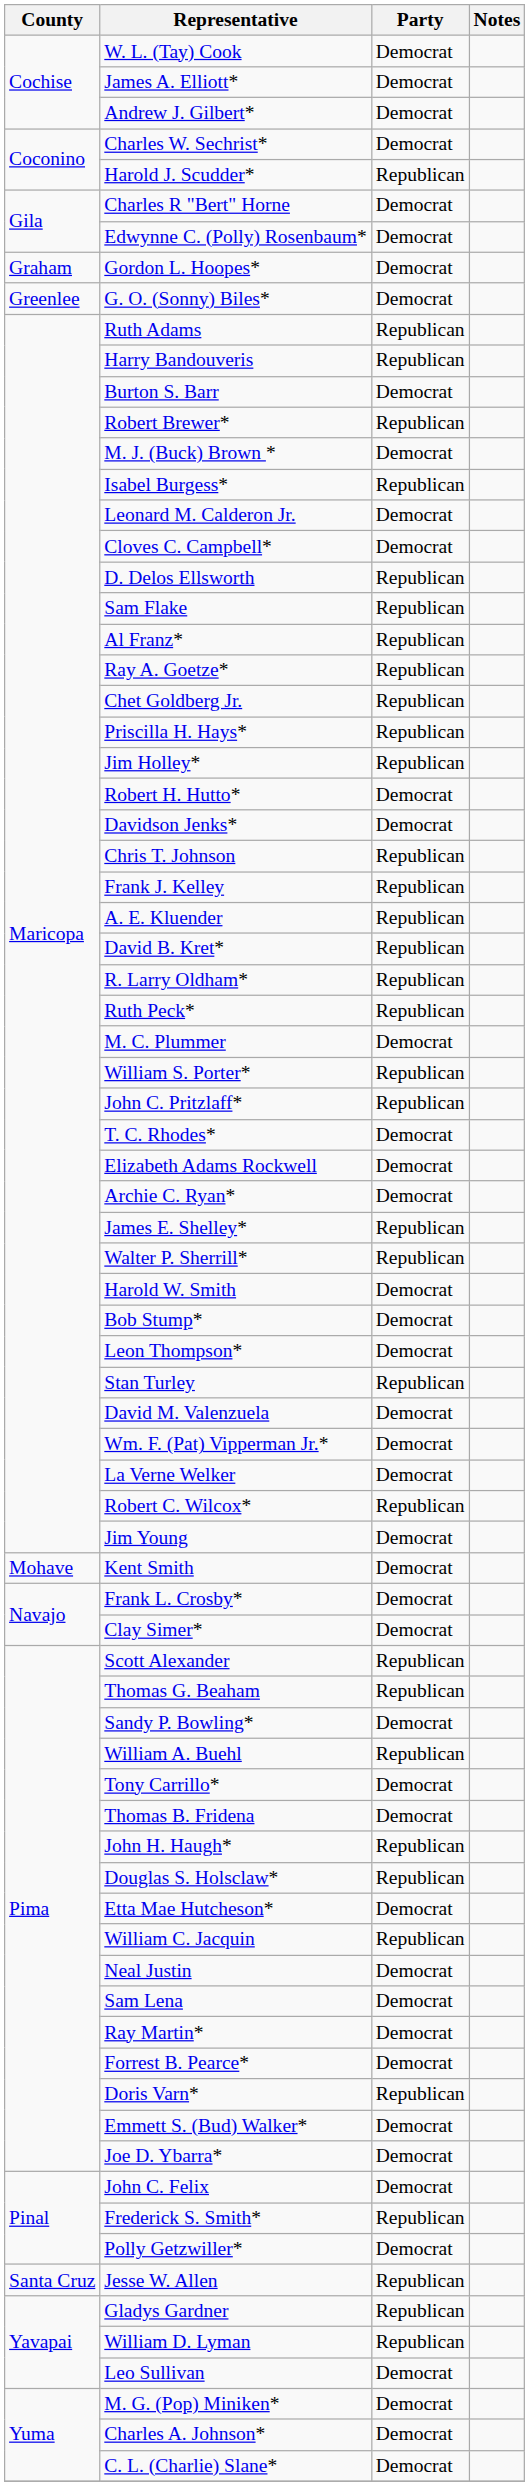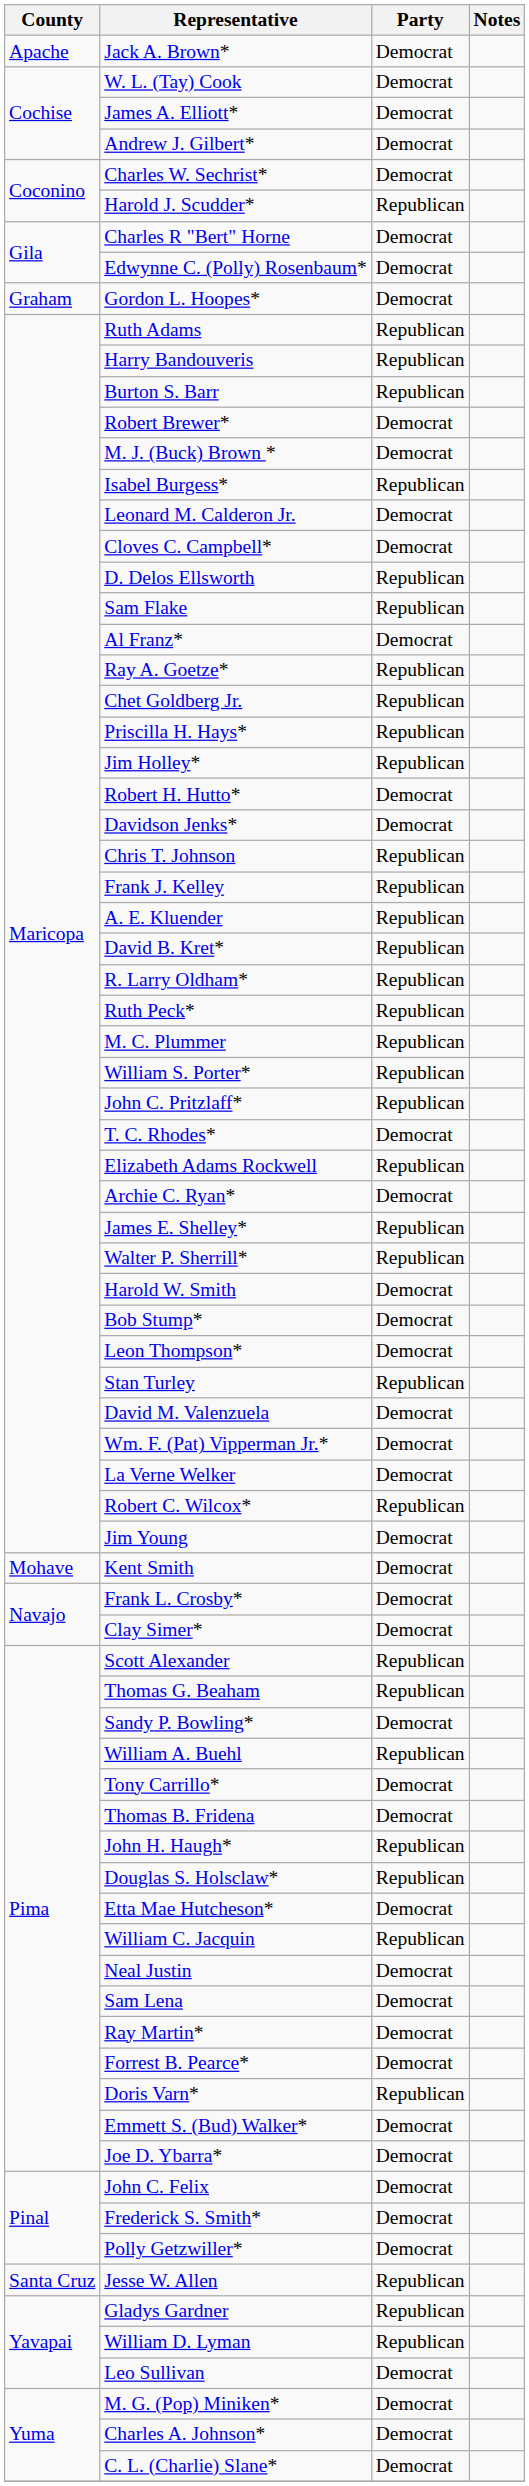+ row: (167, 50)
- row: (187, 298)
(414, 391) Democrat -> (420, 391) Republican
(420, 422) Republican -> (414, 422) Democrat
(420, 639) Republican -> (414, 639) Democrat
(414, 1041) Democrat -> (420, 1041) Republican
(414, 1165) Democrat -> (420, 1165) Republican
(420, 2217) Republican -> (414, 2217) Democrat
